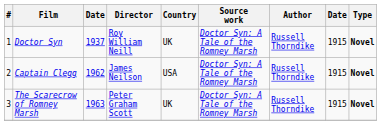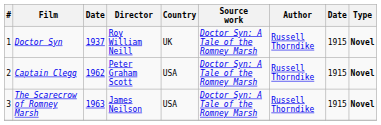(125, 73) James Neilson -> (123, 73) Peter Graham Scott
(123, 104) Peter Graham Scott -> (125, 104) James Neilson
(168, 104) UK -> (170, 104) USA
